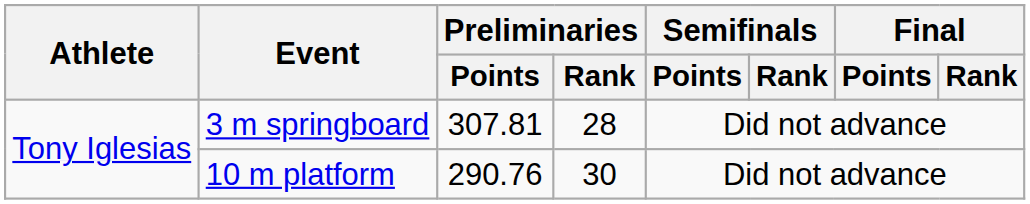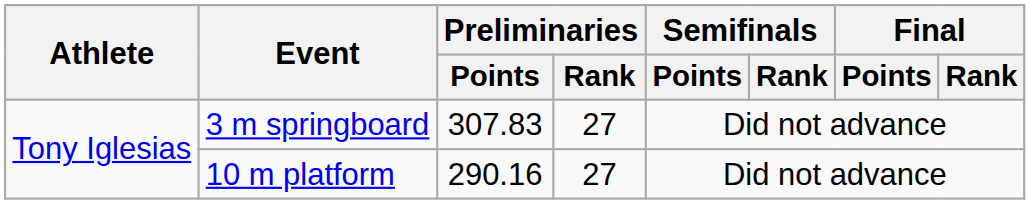(495, 125) 307.81 -> (495, 125) 307.83
(599, 125) 28 -> (599, 125) 27
(495, 174) 290.76 -> (495, 174) 290.16
(599, 174) 30 -> (599, 174) 27
